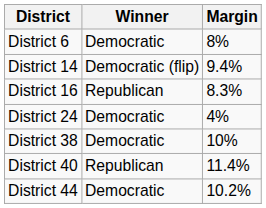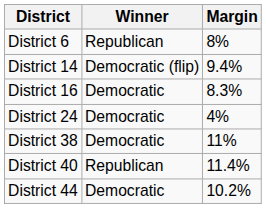(125, 41) Democratic -> (124, 41) Republican
(124, 91) Republican -> (125, 91) Democratic
(222, 141) 10% -> (222, 141) 11%
